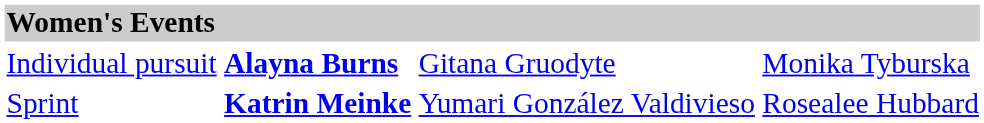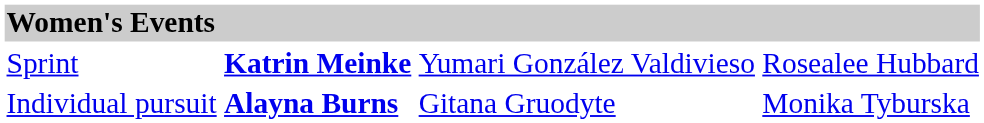rows swapped: (43, 103) <-> (112, 63)
